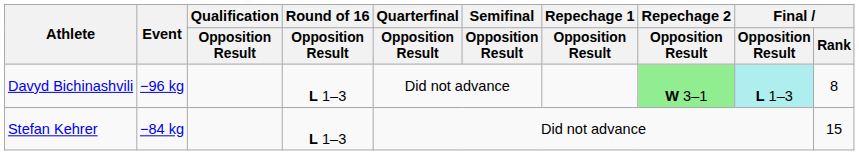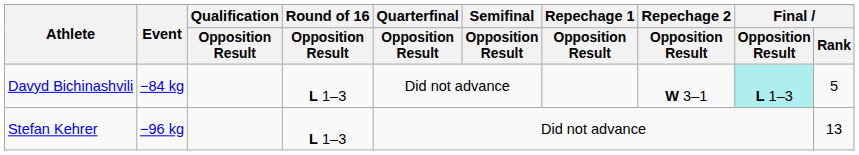(162, 86) −96 kg -> (162, 86) −84 kg
(686, 96) lightgreen background -> (686, 96) no background
(834, 86) 8 -> (834, 86) 5
(162, 129) −84 kg -> (162, 129) −96 kg
(834, 129) 15 -> (834, 129) 13
